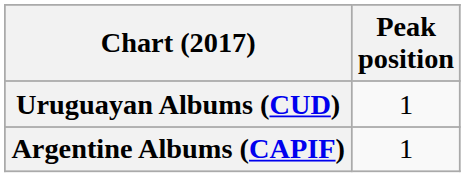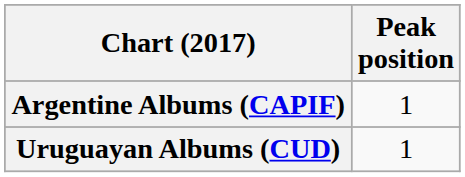rows swapped: (178, 148) <-> (178, 103)
